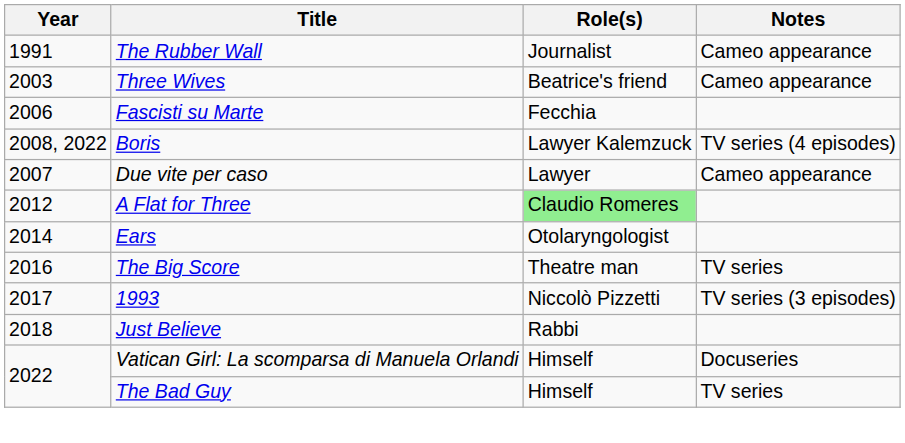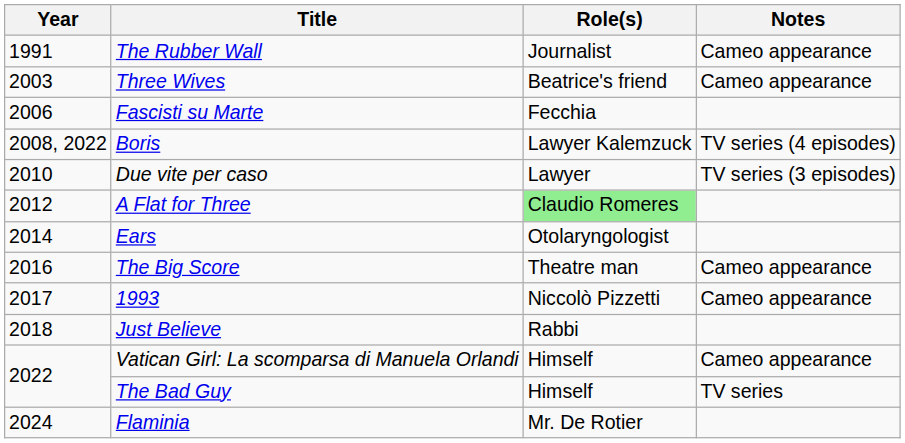(31, 174) 2007 -> (31, 174) 2010
(786, 174) Cameo appearance -> (798, 174) TV series (3 episodes)
(742, 267) TV series -> (786, 267) Cameo appearance
(798, 298) TV series (3 episodes) -> (786, 298) Cameo appearance
(749, 360) Docuseries -> (786, 360) Cameo appearance
+ row: (153, 422)
